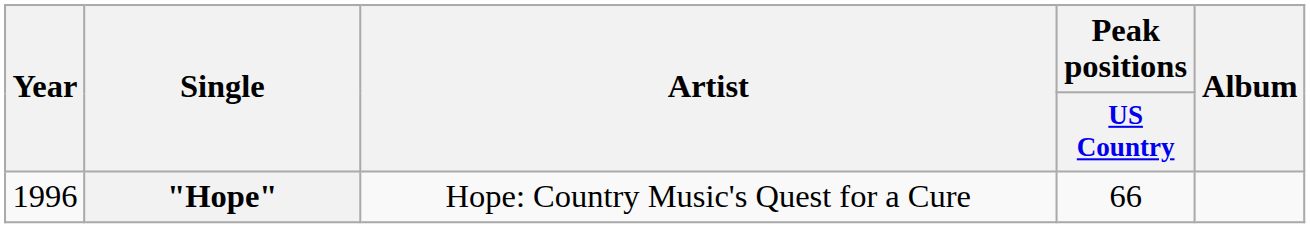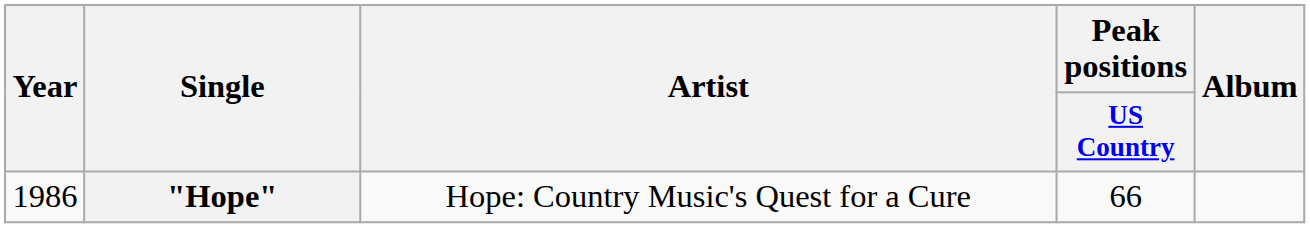(45, 196) 1996 -> (45, 196) 1986
